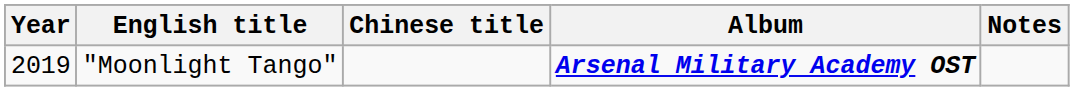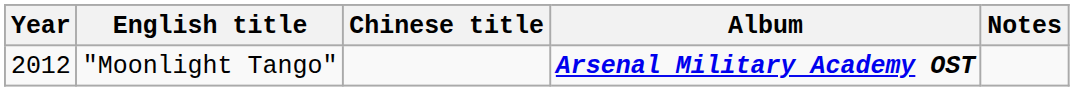(41, 66) 2019 -> (41, 66) 2012
